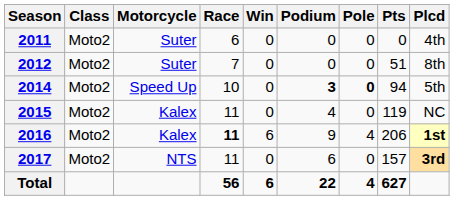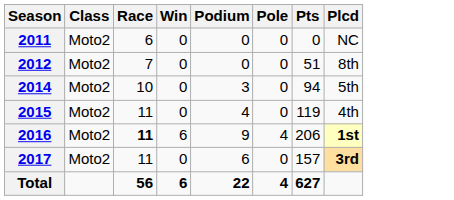- column: (157, 16)
(435, 40) 4th -> (348, 40) NC
(332, 87) bold -> (245, 87) normal
(370, 87) bold -> (284, 87) normal
(434, 111) NC -> (348, 111) 4th
